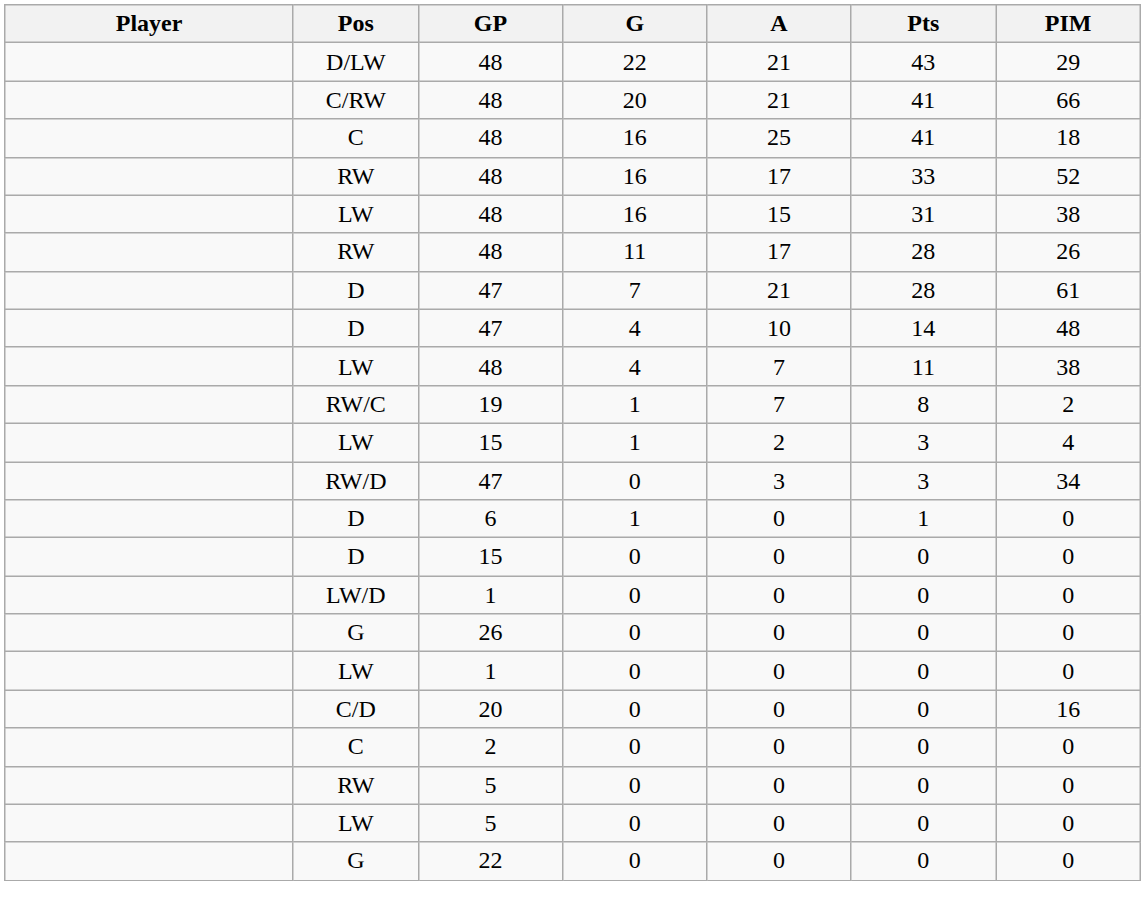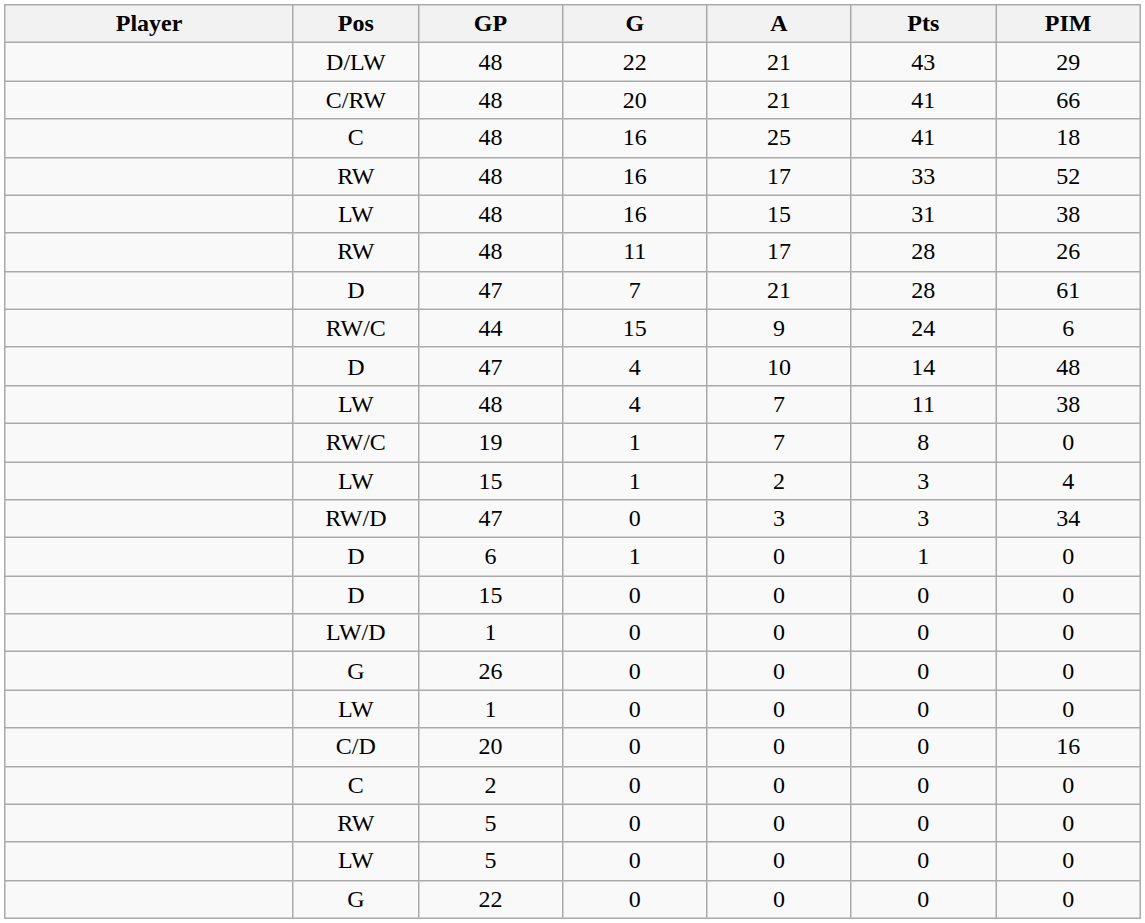+ row: (356, 328)
(1068, 404) 2 -> (1068, 442) 0
